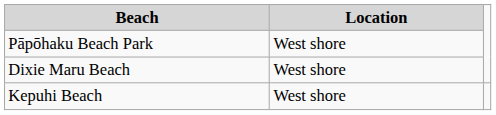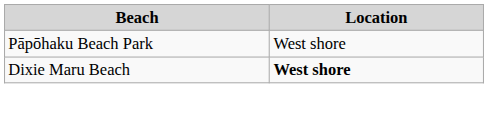(310, 69) normal -> (312, 69) bold
- row: (55, 95)
